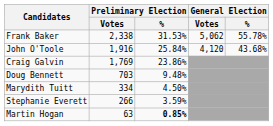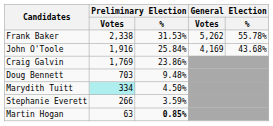(212, 37) 5,062 -> (212, 37) 5,262
(212, 50) 4,120 -> (212, 50) 4,169
(126, 88) no background -> (126, 88) paleturquoise background
